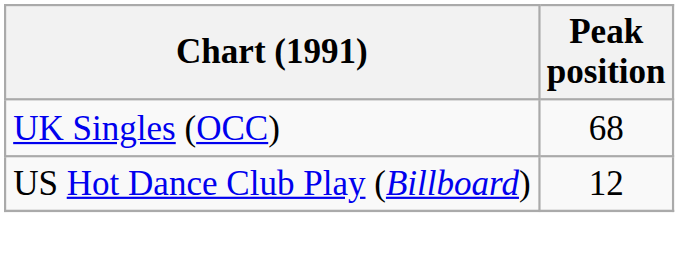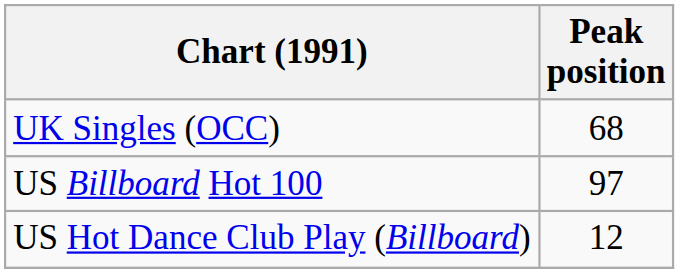+ row: (168, 182)
